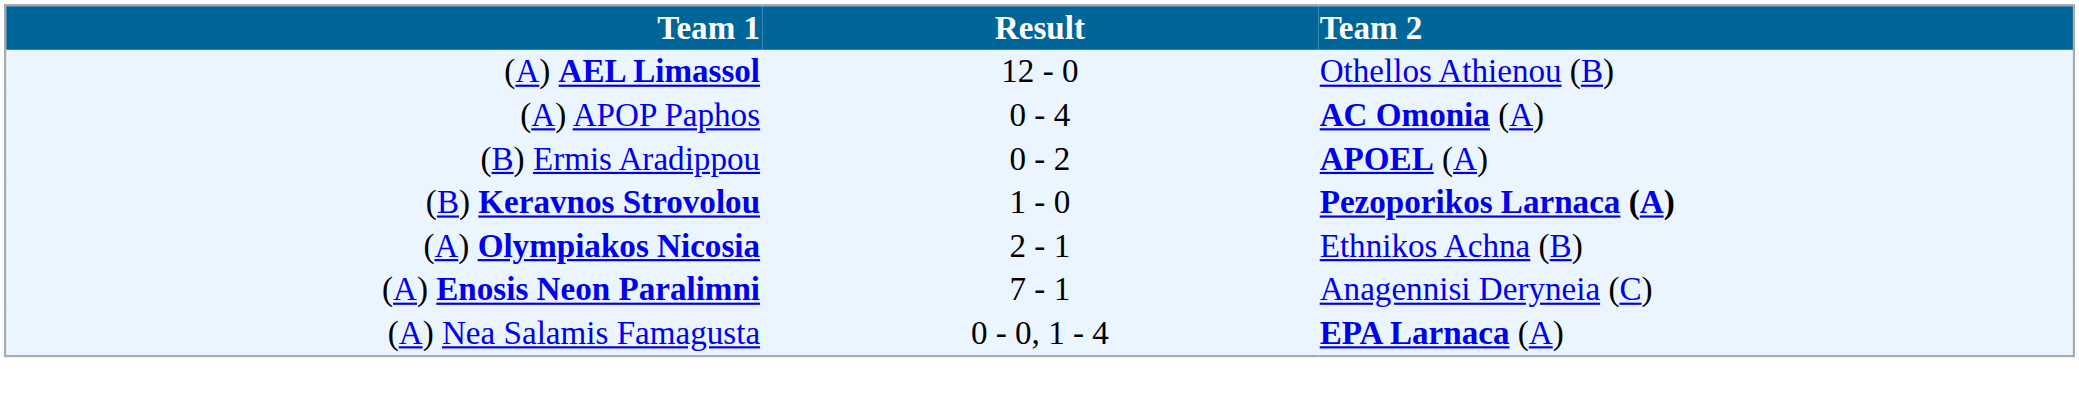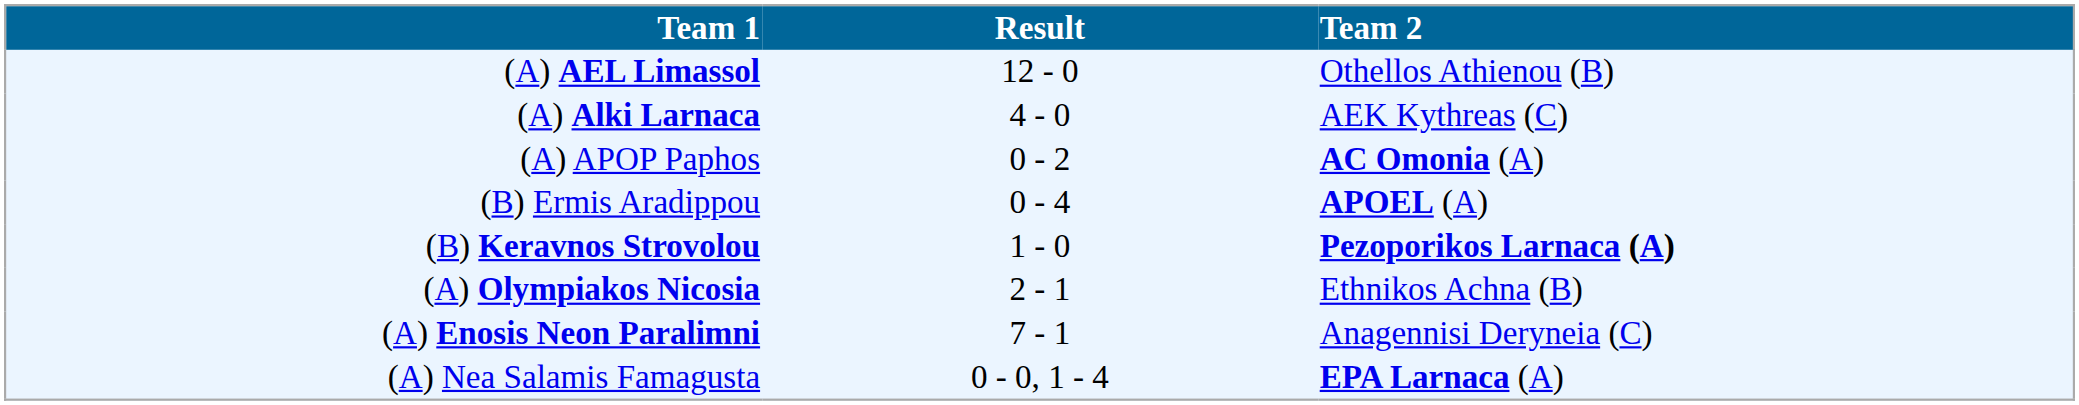+ row: (639, 114)
(1040, 114) 0 - 4 -> (1040, 158) 0 - 2
(1040, 158) 0 - 2 -> (1040, 201) 0 - 4
